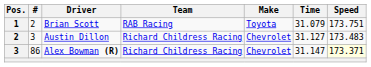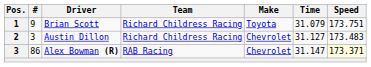(33, 25) 2 -> (33, 25) 9
(148, 25) RAB Racing -> (183, 25) Richard Childress Racing
(183, 51) Richard Childress Racing -> (148, 51) RAB Racing
